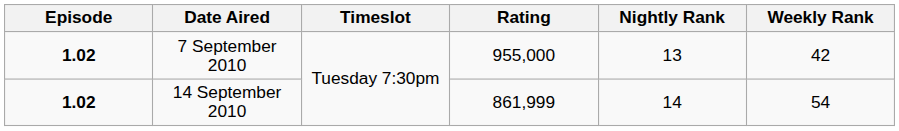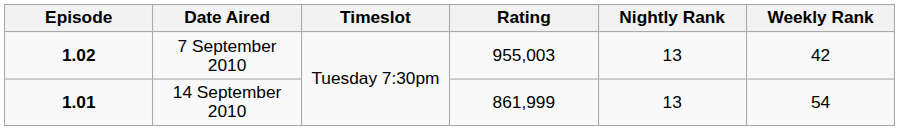(524, 55) 955,000 -> (524, 55) 955,003
(79, 102) 1.02 -> (79, 102) 1.01
(672, 102) 14 -> (672, 102) 13
